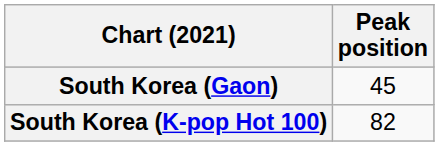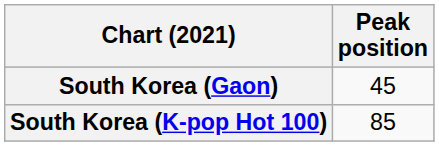(383, 122) 82 -> (383, 122) 85
